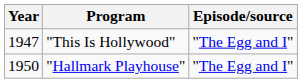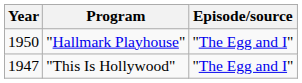rows swapped: (111, 41) <-> (116, 66)
